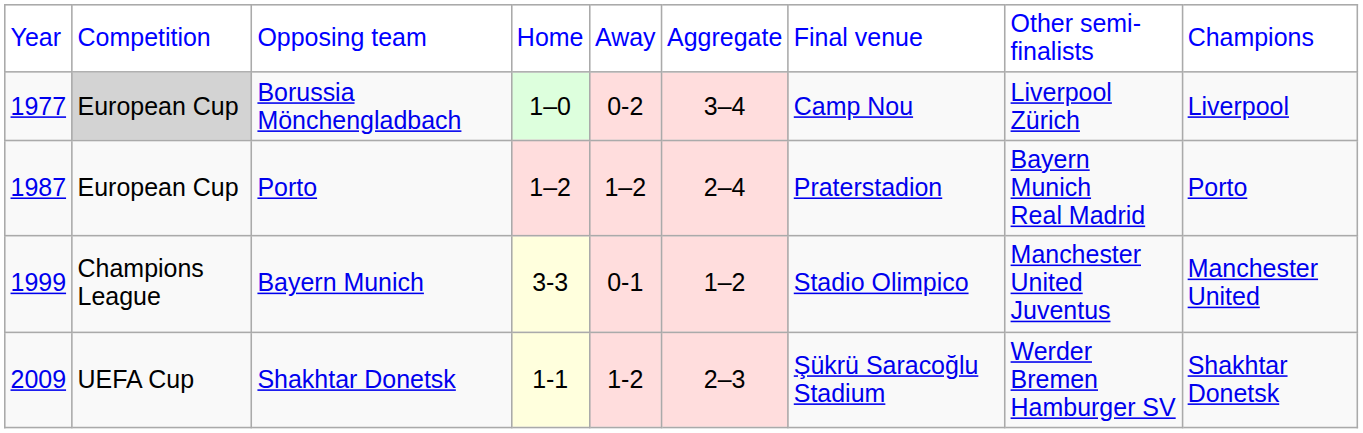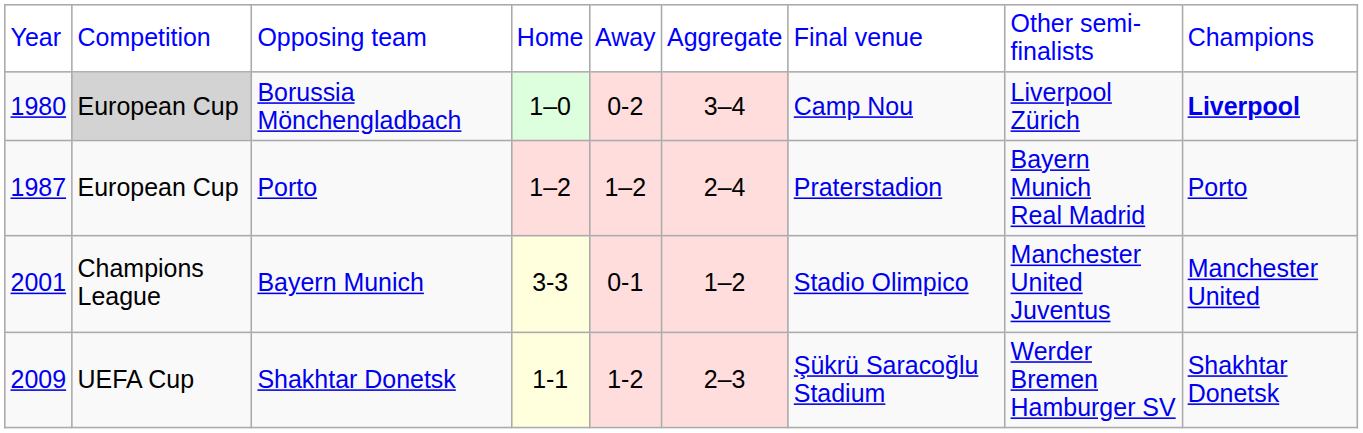(38, 105) 1977 -> (38, 105) 1980
(1238, 105) normal -> (1244, 105) bold
(38, 283) 1999 -> (38, 283) 2001
